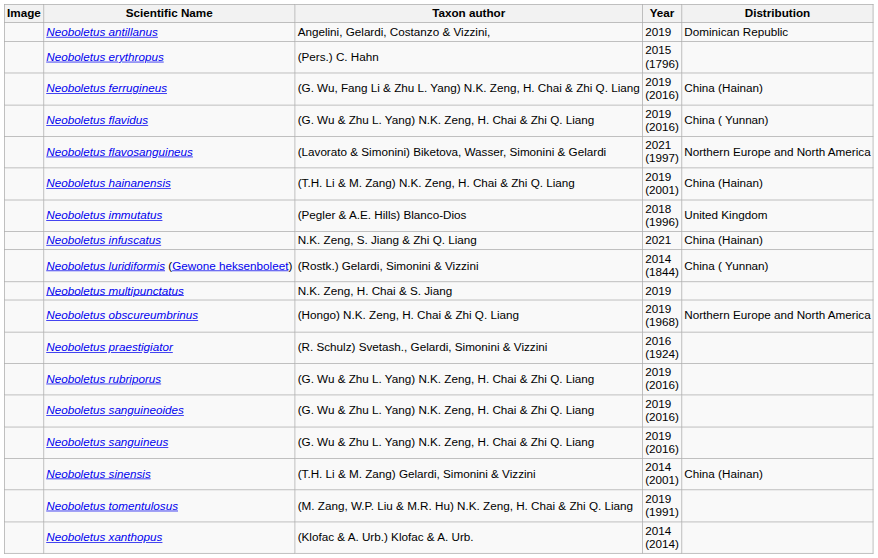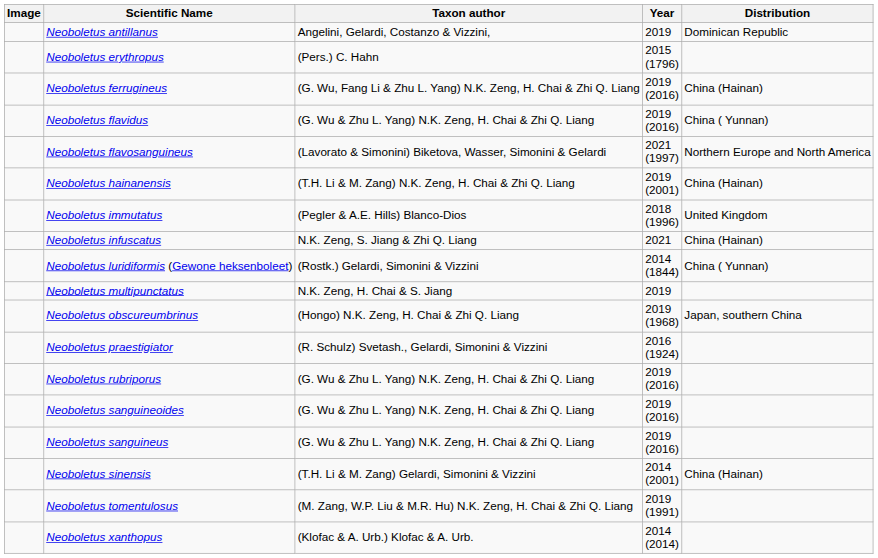(777, 316) Northern Europe and North America -> (743, 316) Japan, southern China
